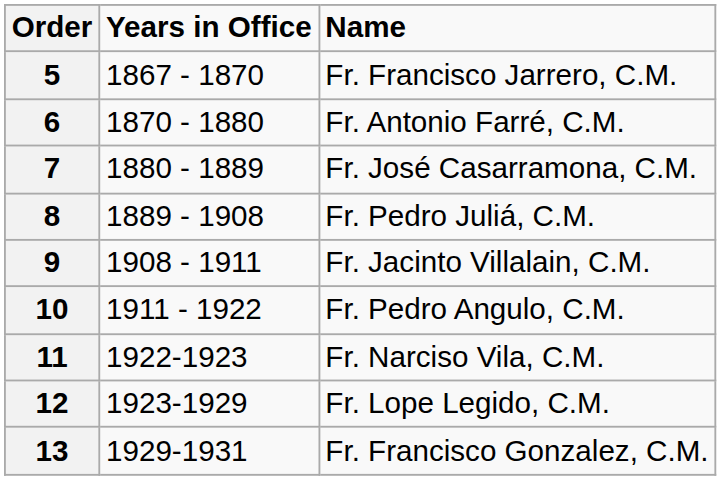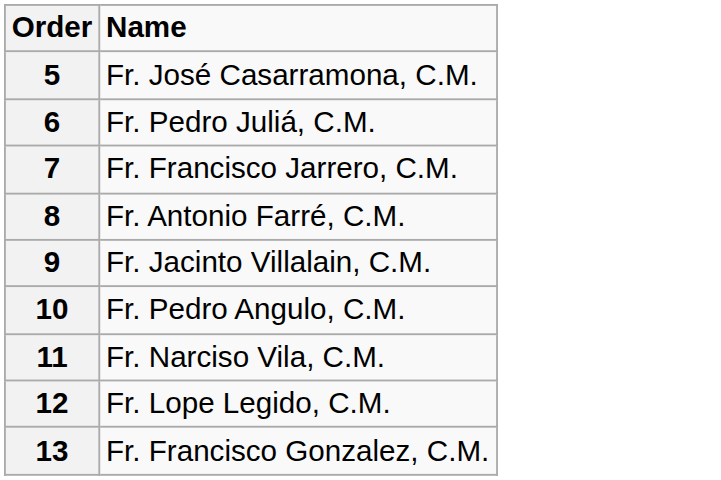- column: (209, 27)
(501, 74) Fr. Francisco Jarrero, C.M. -> (292, 74) Fr. José Casarramona, C.M.
(475, 121) Fr. Antonio Farré, C.M. -> (241, 121) Fr. Pedro Juliá, C.M.
(511, 168) Fr. José Casarramona, C.M. -> (282, 168) Fr. Francisco Jarrero, C.M.
(460, 215) Fr. Pedro Juliá, C.M. -> (256, 215) Fr. Antonio Farré, C.M.
